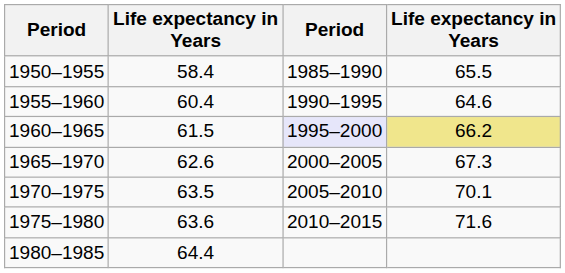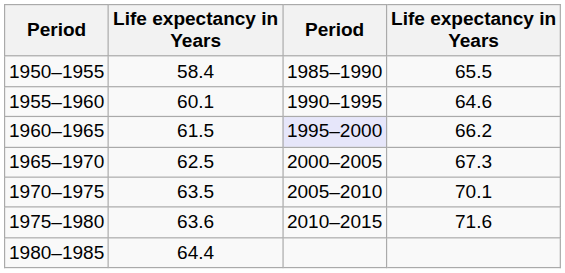(196, 101) 60.4 -> (196, 101) 60.1
(474, 131) khaki background -> (474, 131) no background
(196, 161) 62.6 -> (196, 161) 62.5
